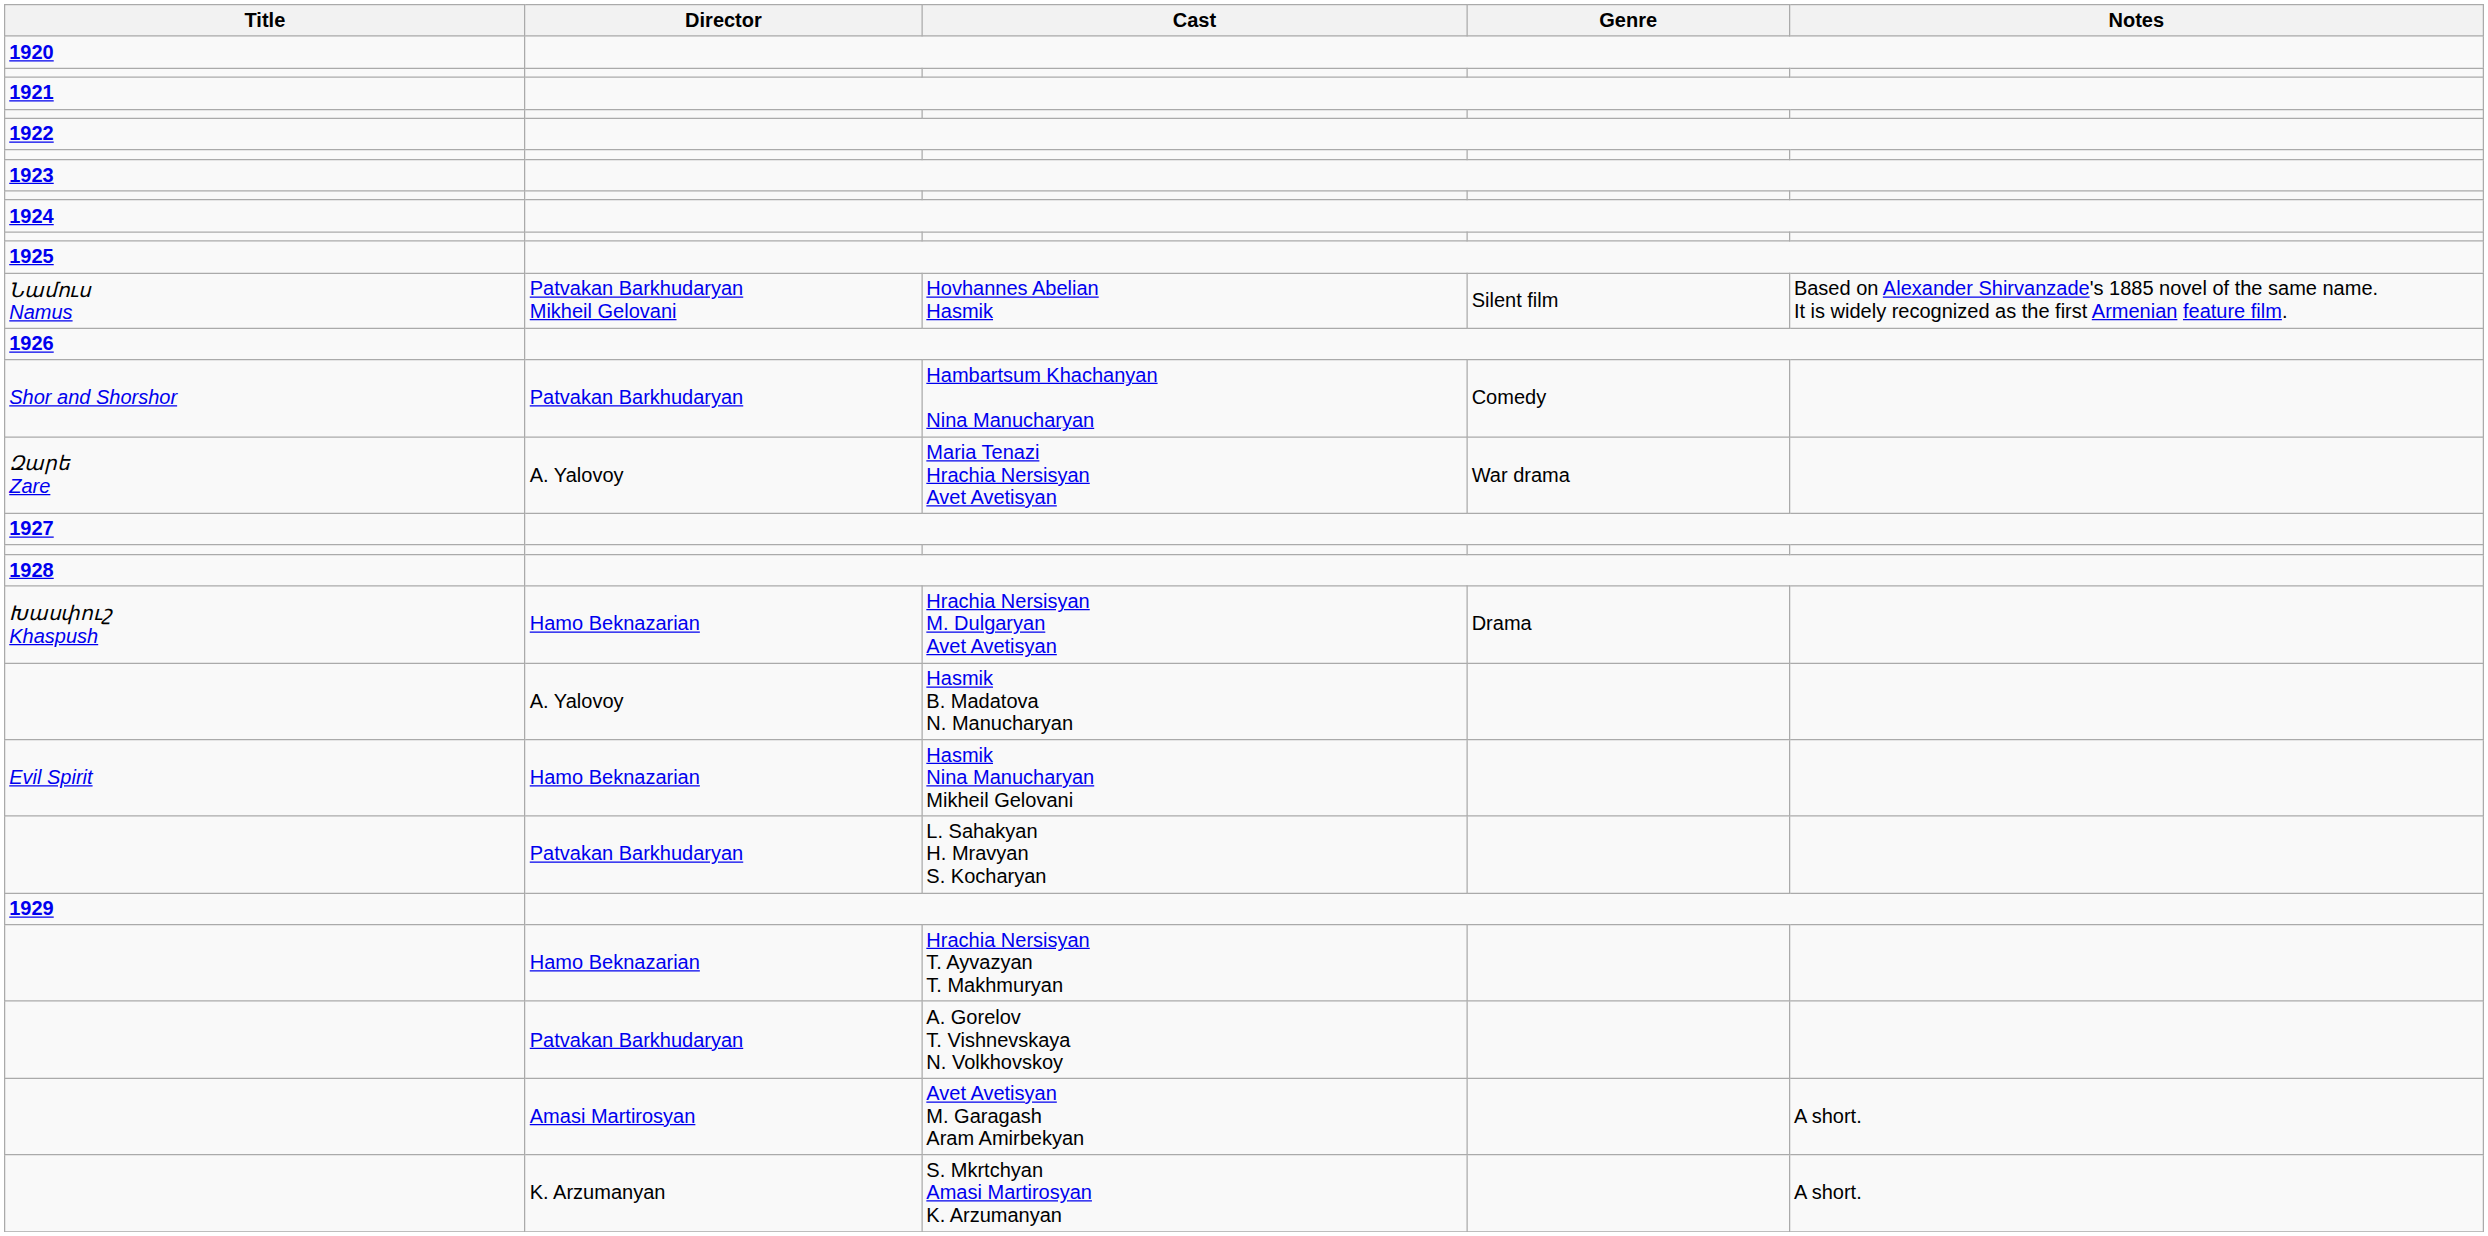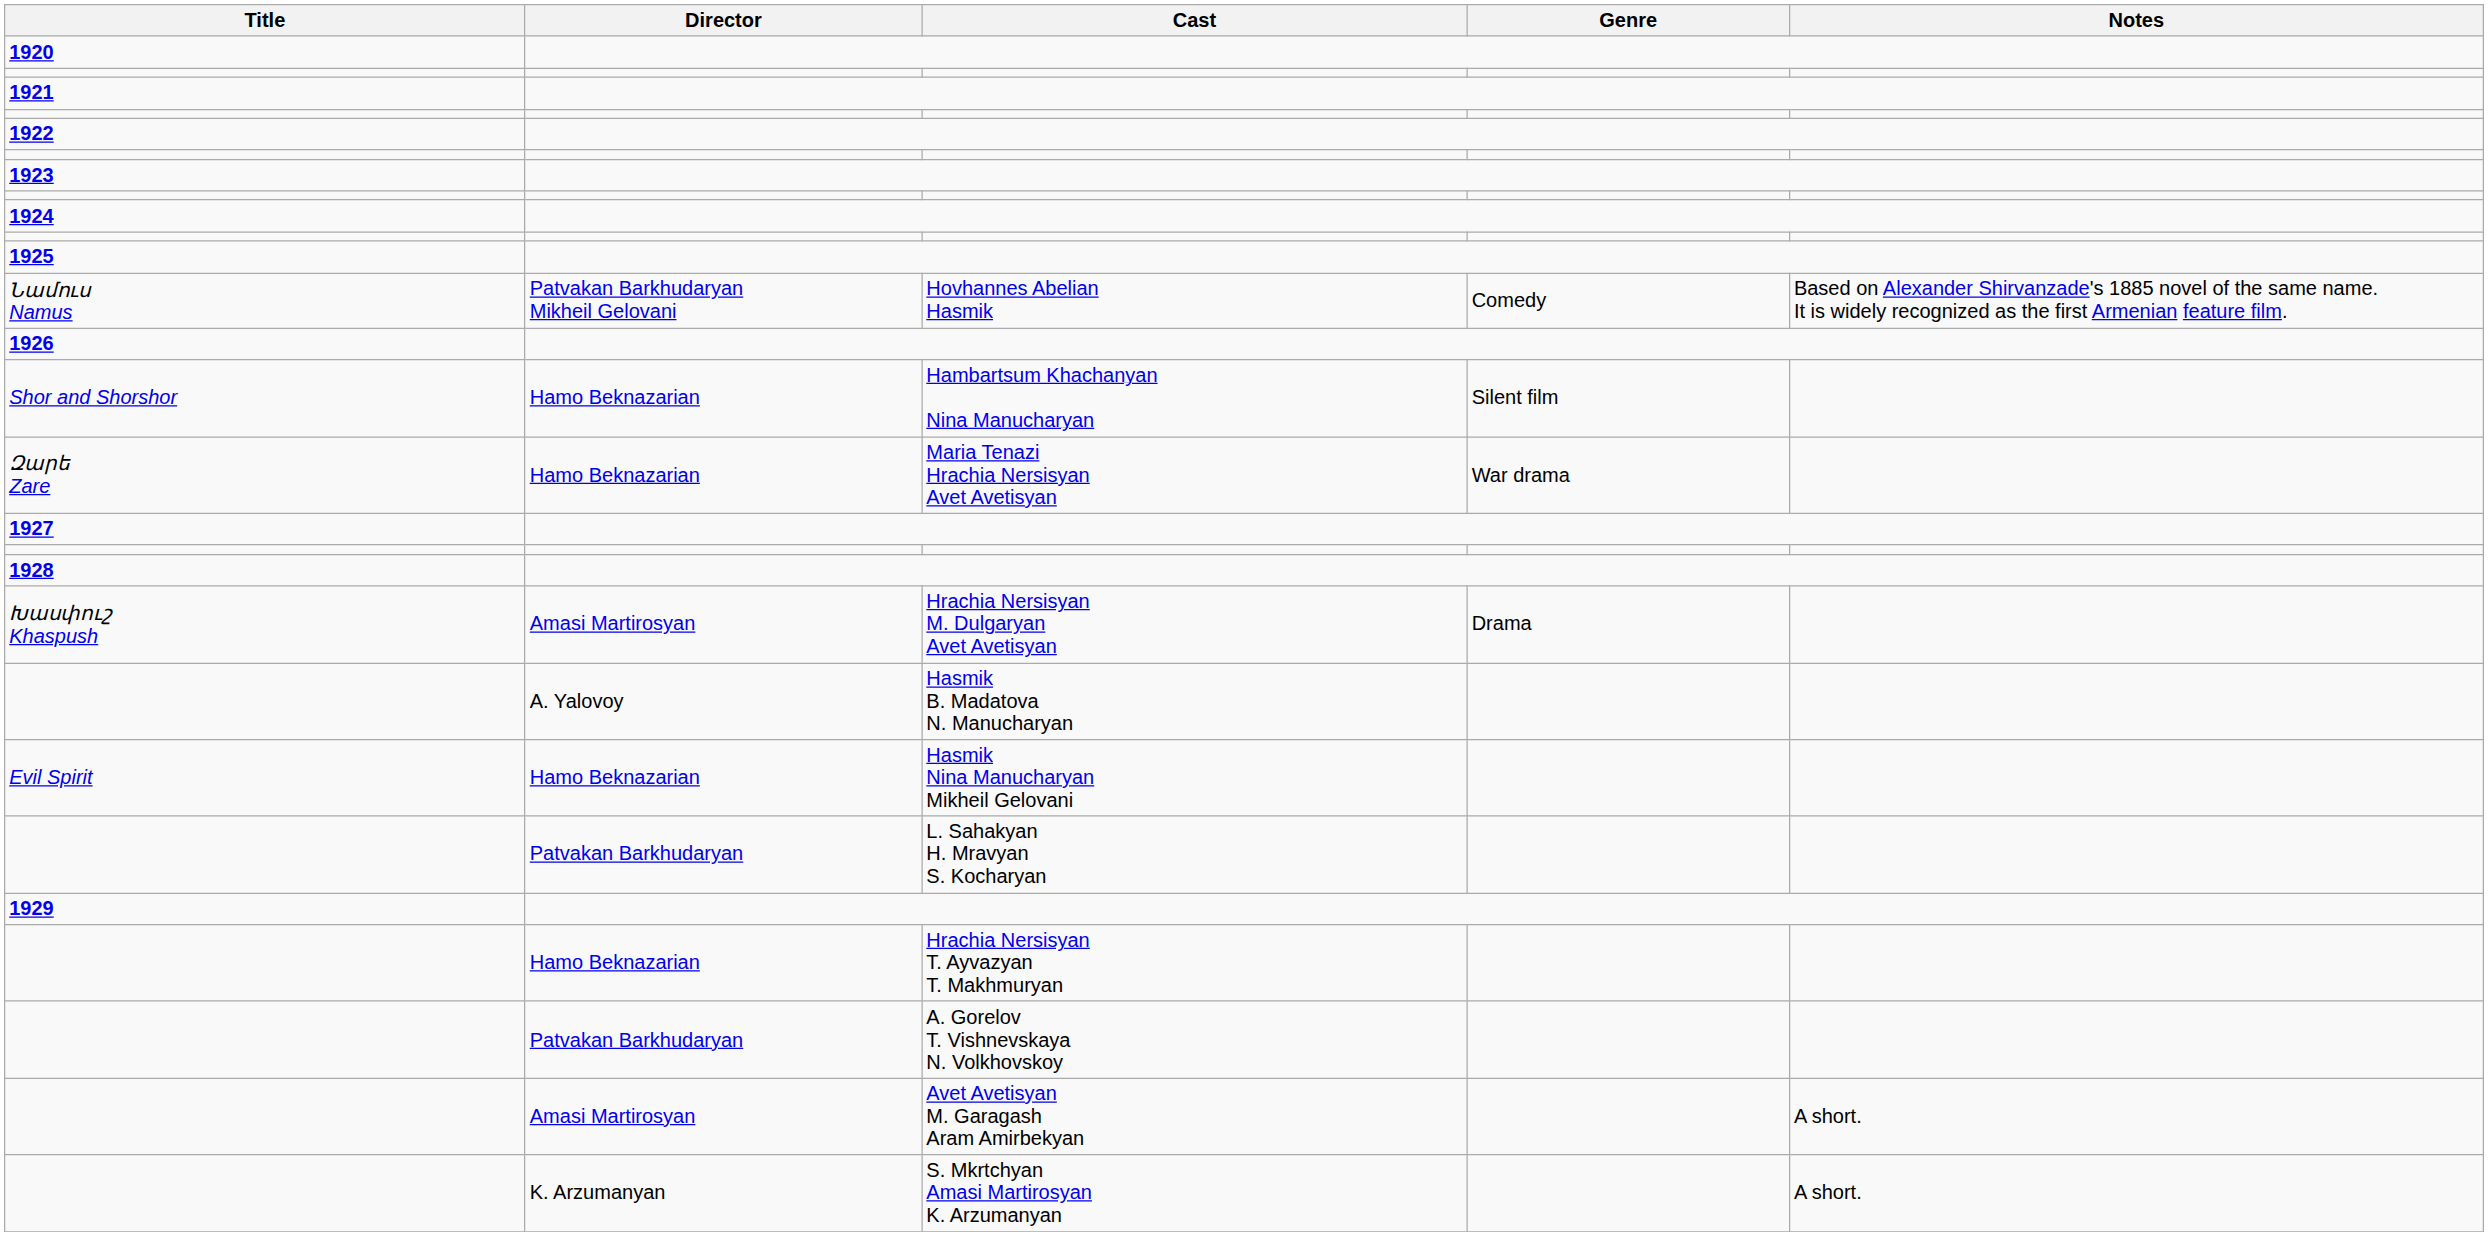(1515, 300) Silent film -> (1509, 300) Comedy
(636, 398) Patvakan Barkhudaryan -> (615, 398) Hamo Beknazarian
(1509, 398) Comedy -> (1515, 398) Silent film
(577, 474) A. Yalovoy -> (615, 474) Hamo Beknazarian
(615, 624) Hamo Beknazarian -> (613, 624) Amasi Martirosyan
